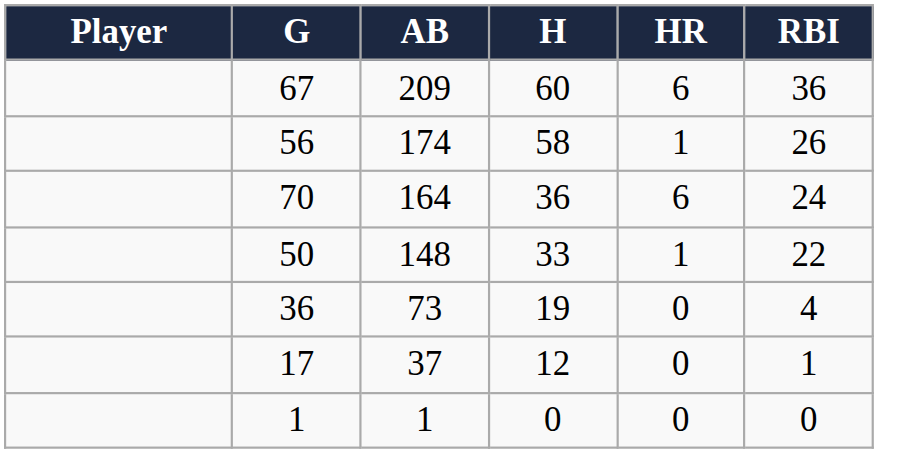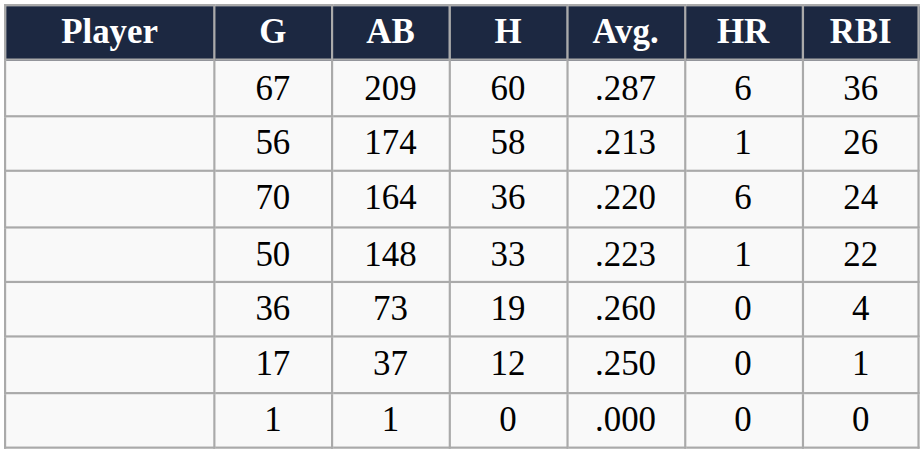+ column: (626, 32)
